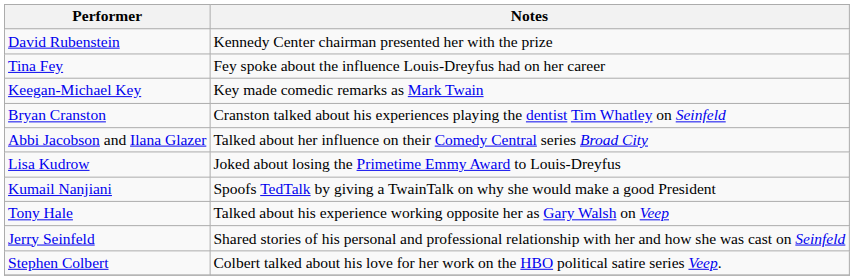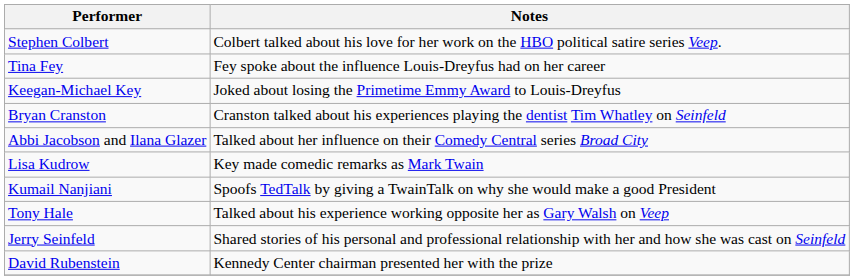rows swapped: (58, 262) <-> (64, 41)
(349, 90) Key made comedic remarks as Mark Twain -> (417, 90) Joked about losing the Primetime Emmy Award to Louis-Dreyfus
(417, 164) Joked about losing the Primetime Emmy Award to Louis-Dreyfus -> (349, 164) Key made comedic remarks as Mark Twain
